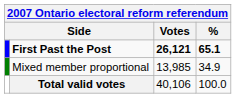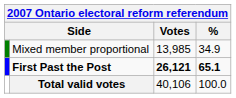rows swapped: (62, 49) <-> (81, 67)
